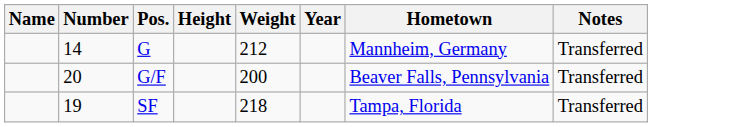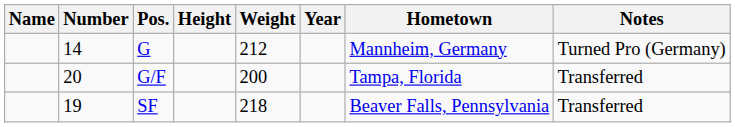(600, 48) Transferred -> (642, 48) Turned Pro (Germany)
(449, 77) Beaver Falls, Pennsylvania -> (406, 77) Tampa, Florida
(406, 106) Tampa, Florida -> (449, 106) Beaver Falls, Pennsylvania
